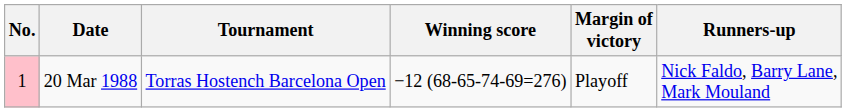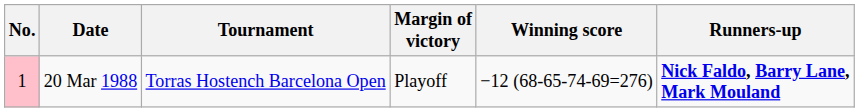columns swapped: (480, 30) <-> (614, 30)
(749, 81) normal -> (755, 81) bold
